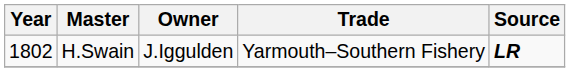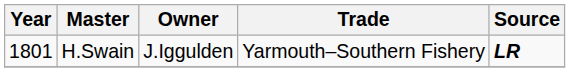(31, 50) 1802 -> (31, 50) 1801
